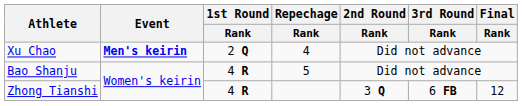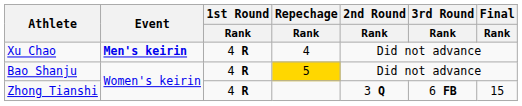(238, 52) 2 Q -> (238, 52) 4 R
(306, 71) no background -> (306, 71) gold background
(497, 91) 12 -> (497, 91) 15
